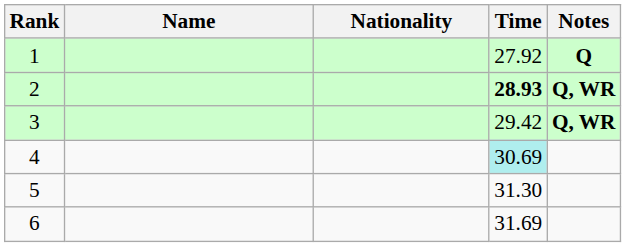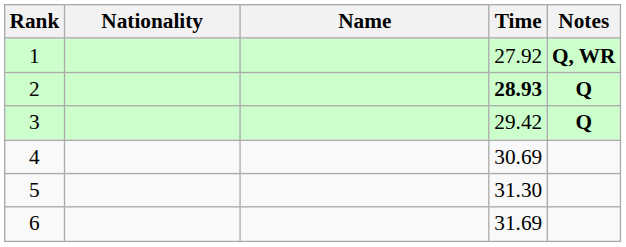columns swapped: (189, 21) <-> (401, 21)
(584, 55) Q -> (584, 55) Q, WR
(584, 88) Q, WR -> (584, 88) Q
(584, 122) Q, WR -> (584, 122) Q
(518, 156) paleturquoise background -> (518, 156) no background
